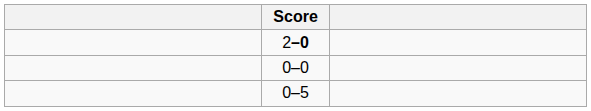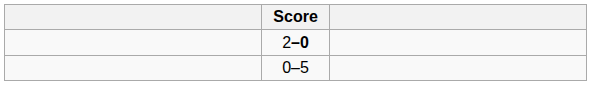- row: (296, 67)
